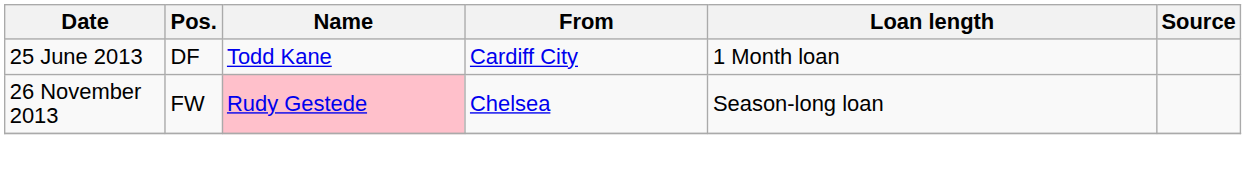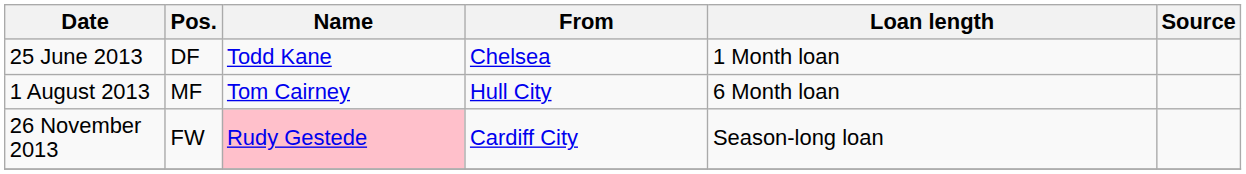(524, 56) Cardiff City -> (510, 56) Chelsea
+ row: (80, 91)
(510, 103) Chelsea -> (524, 138) Cardiff City
